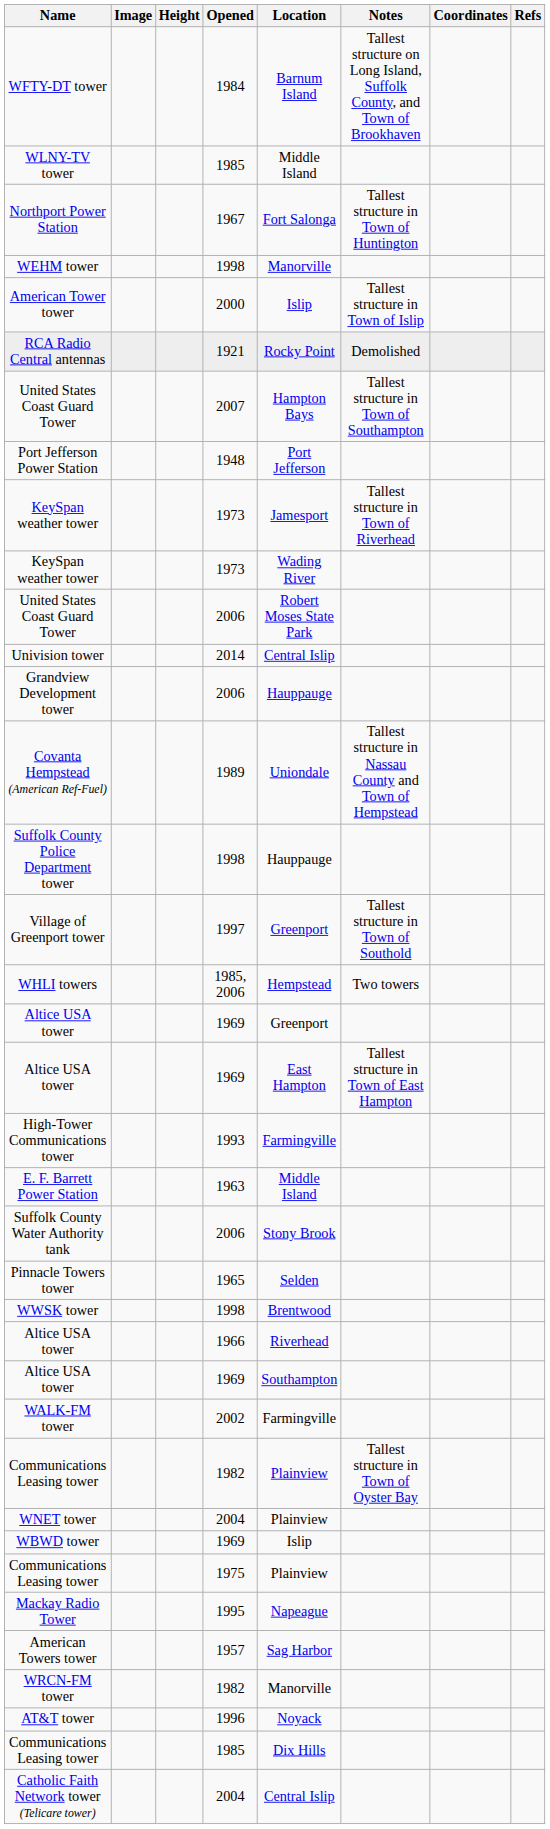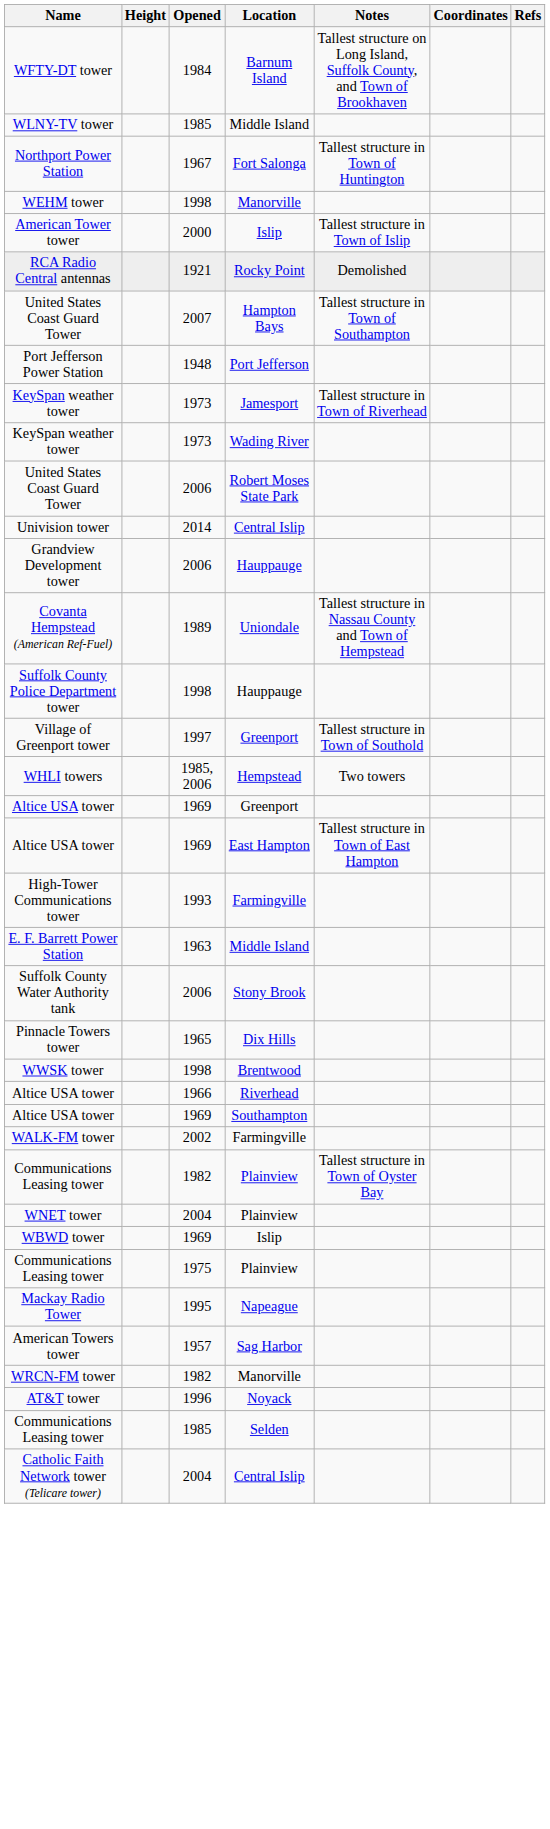- column: (133, 15)
(299, 1280) Selden -> (269, 1039) Dix Hills
(299, 1749) Dix Hills -> (269, 1429) Selden
